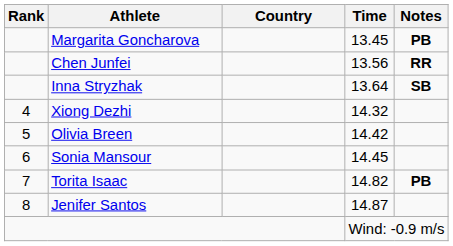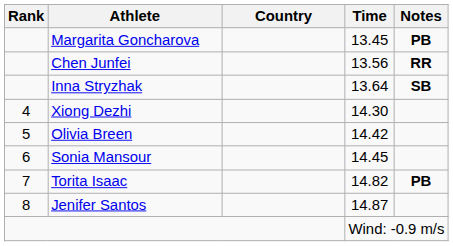(370, 110) 14.32 -> (370, 110) 14.30
